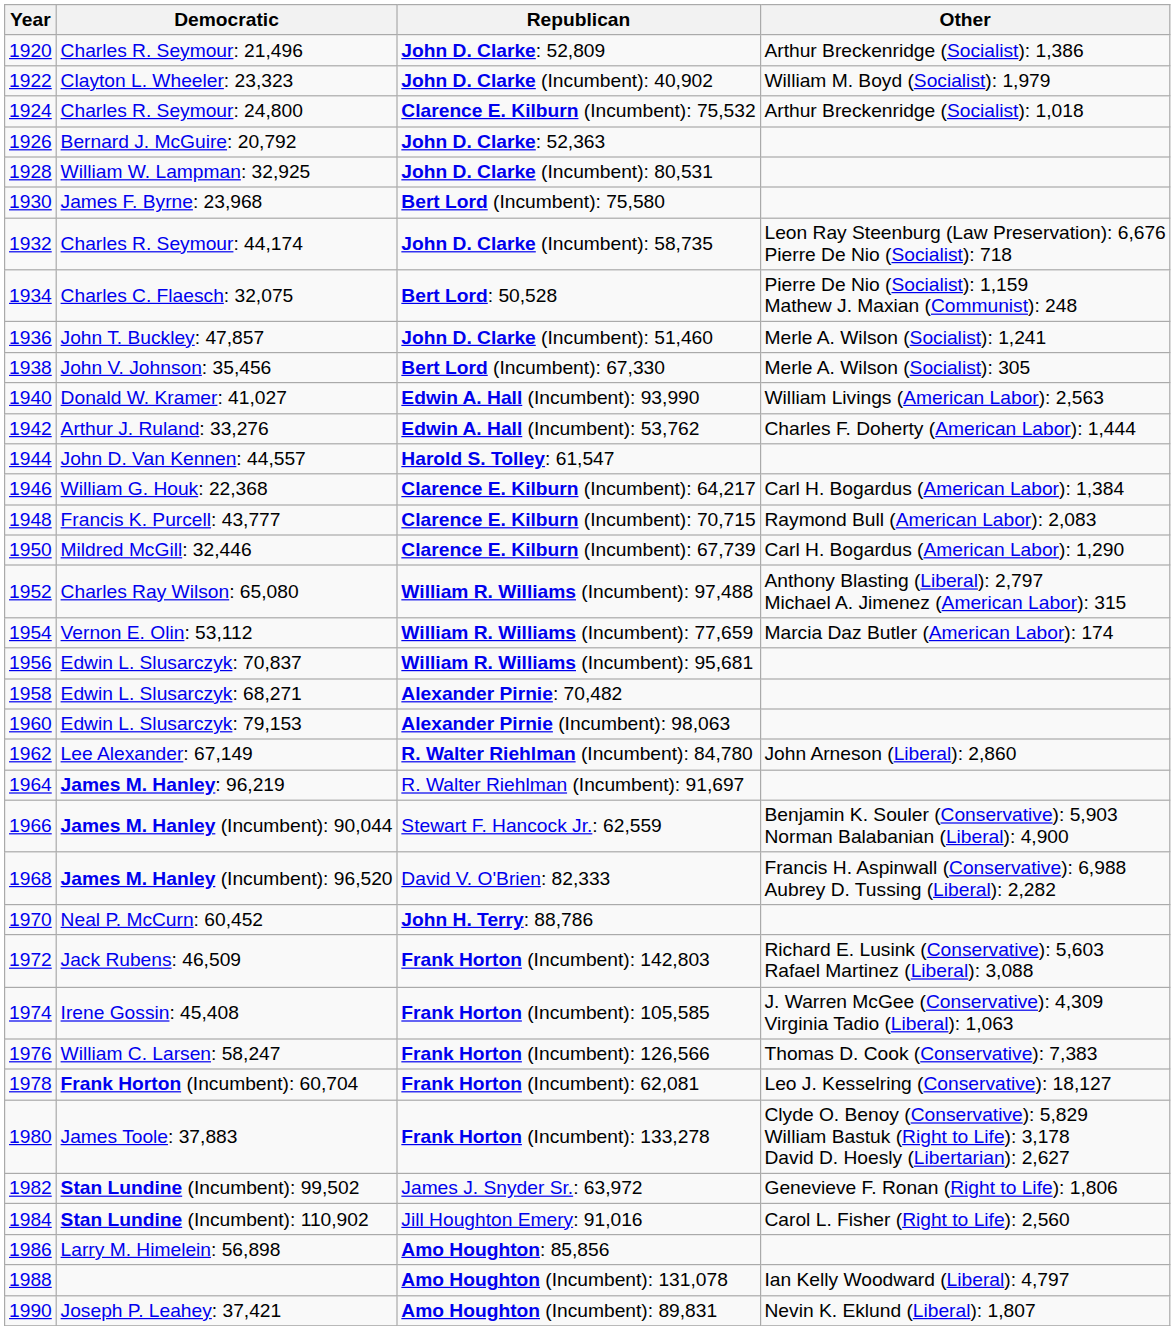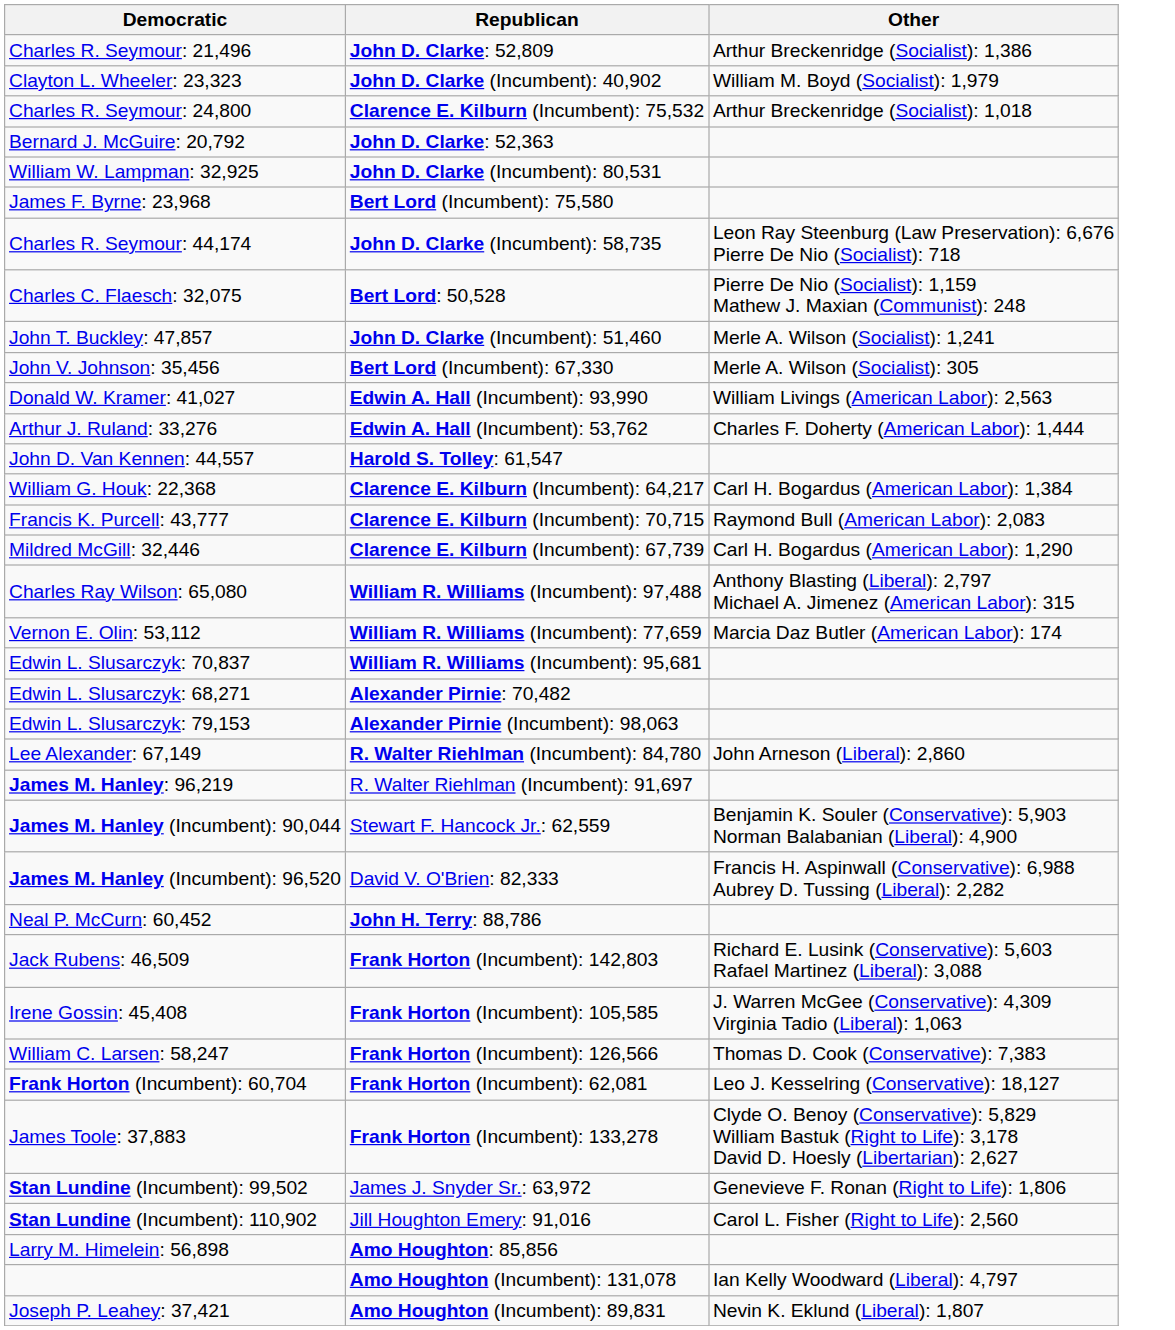- column: (30, 19)
